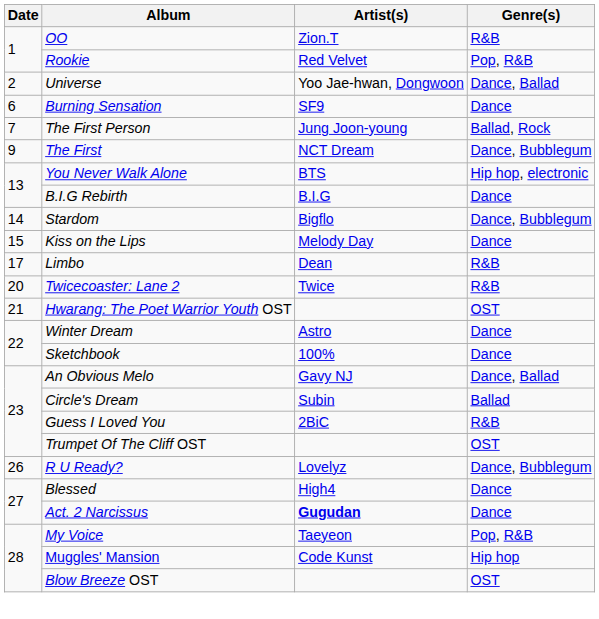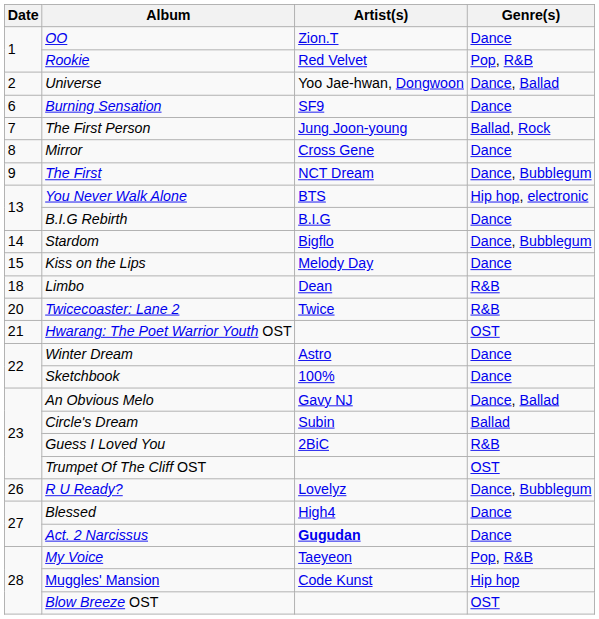(485, 38) R&B -> (491, 38) Dance
+ row: (64, 151)
(16, 264) 17 -> (16, 286) 18
